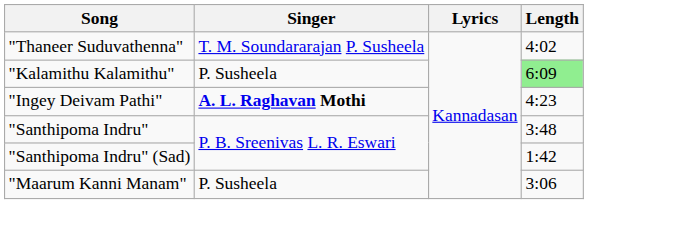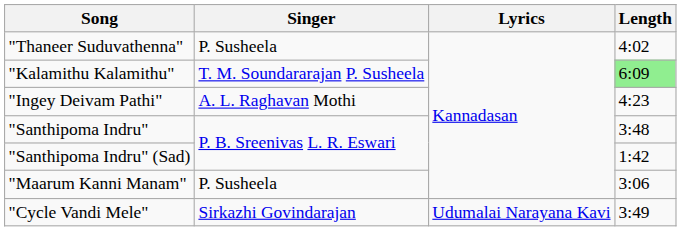(311, 45) T. M. Soundararajan P. Susheela -> (238, 45) P. Susheela
(238, 73) P. Susheela -> (311, 73) T. M. Soundararajan P. Susheela
(282, 101) bold -> (277, 101) normal
+ row: (78, 211)
